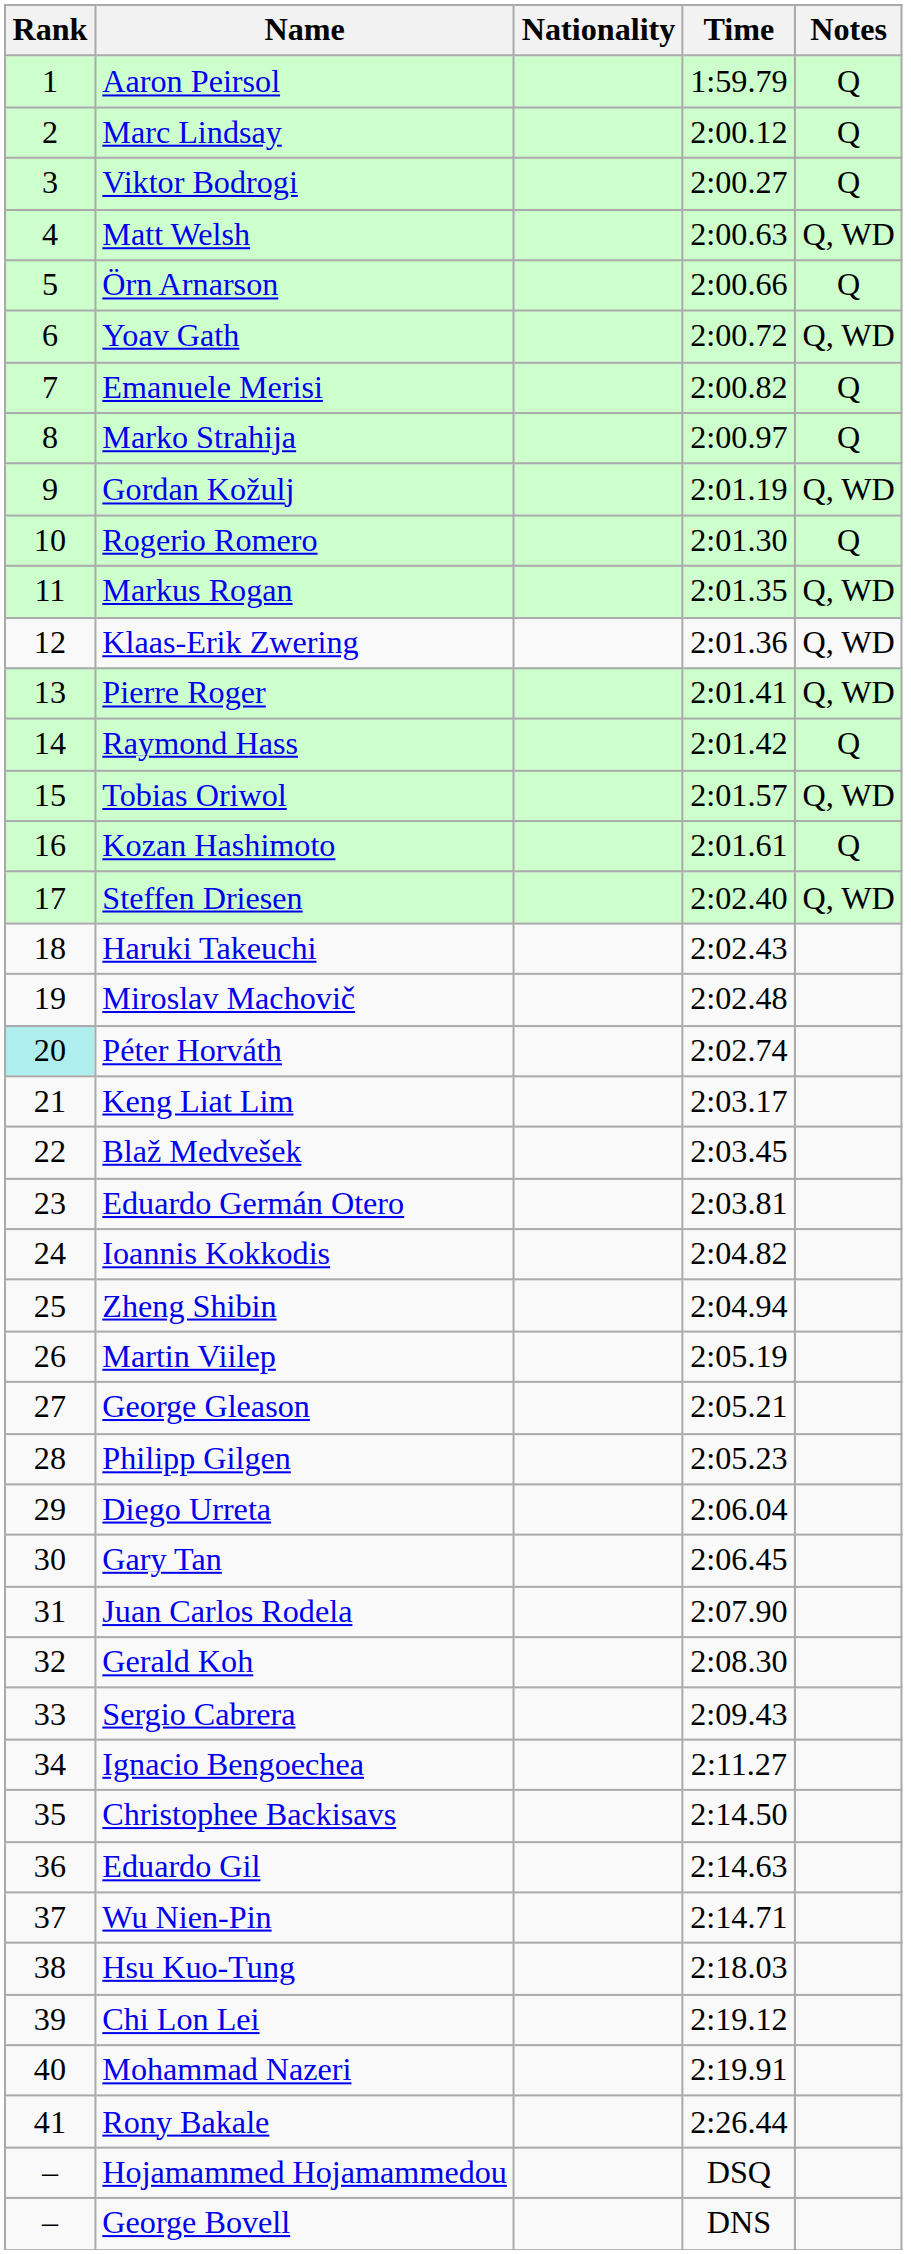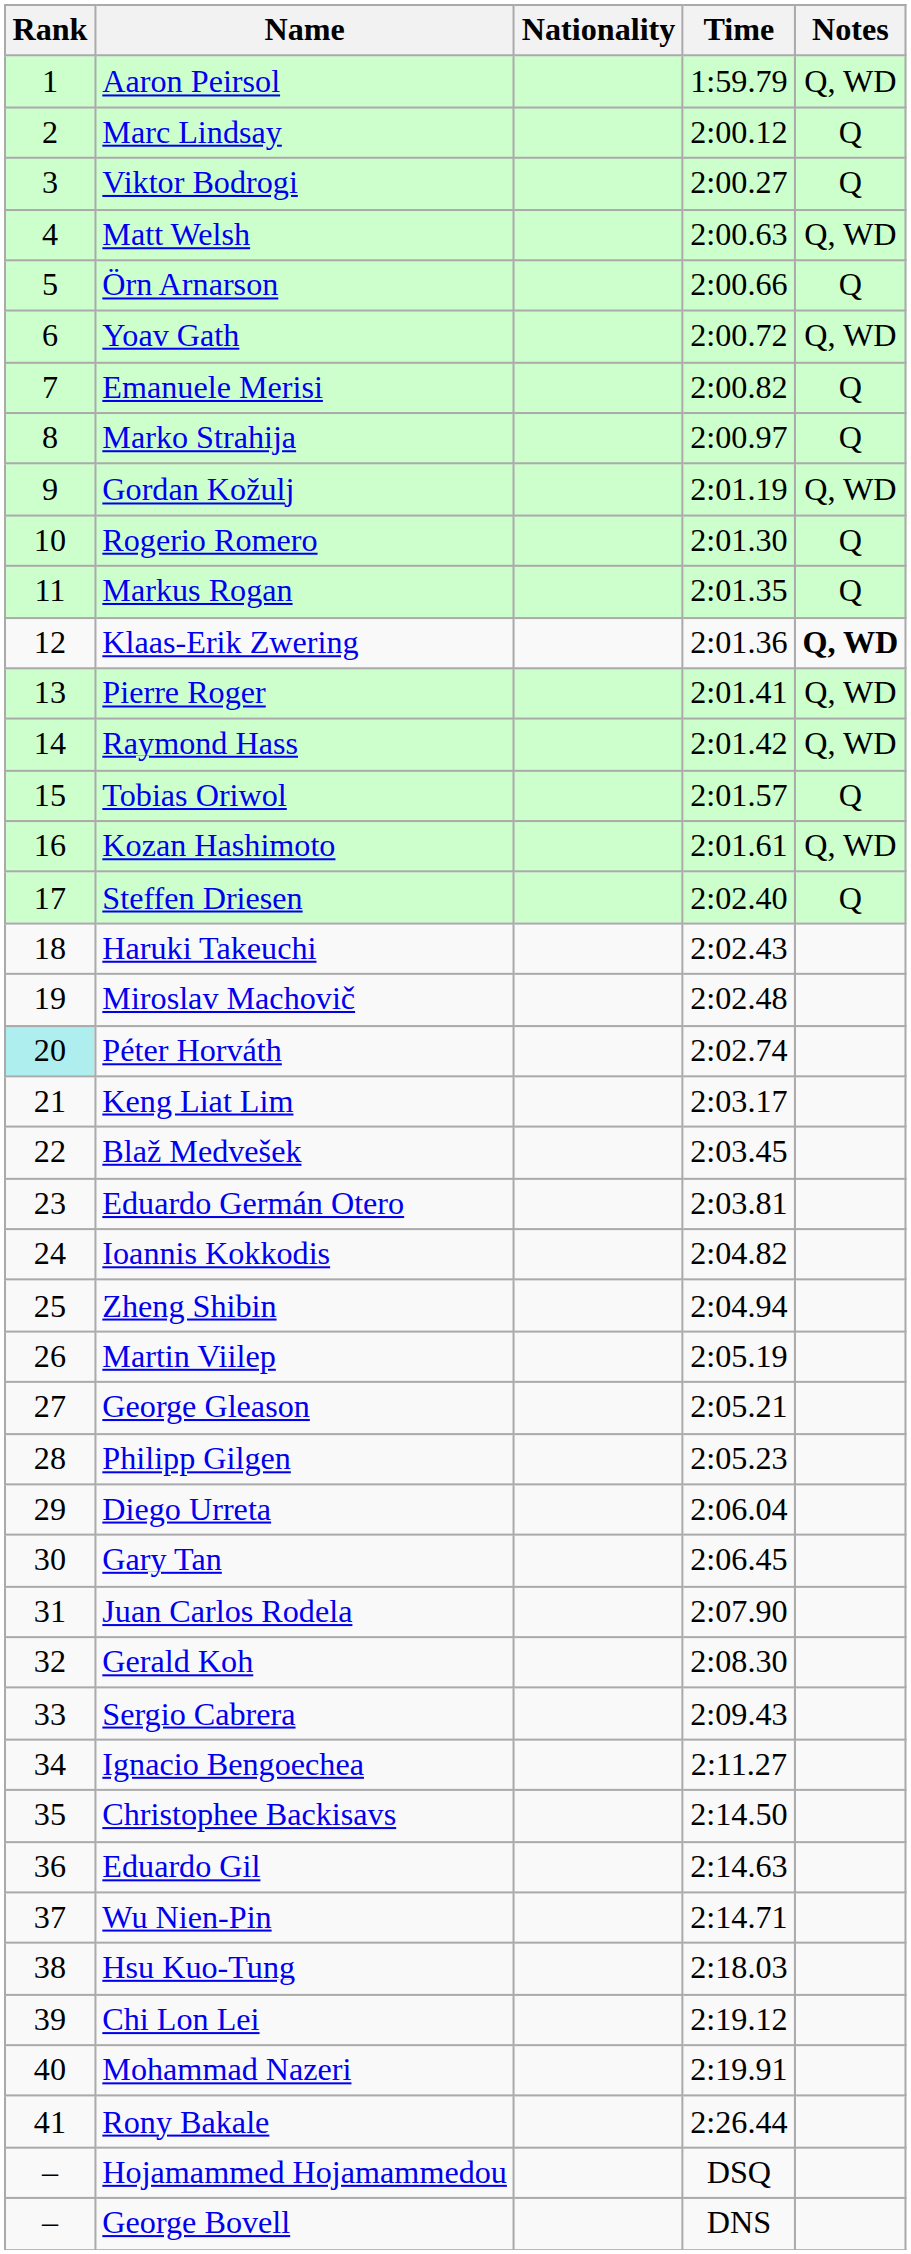(849, 81) Q -> (850, 81) Q, WD
(849, 591) Q, WD -> (850, 591) Q
(849, 642) normal -> (850, 642) bold
(849, 744) Q -> (850, 744) Q, WD
(849, 795) Q, WD -> (850, 795) Q
(849, 846) Q -> (850, 846) Q, WD
(849, 897) Q, WD -> (850, 897) Q
